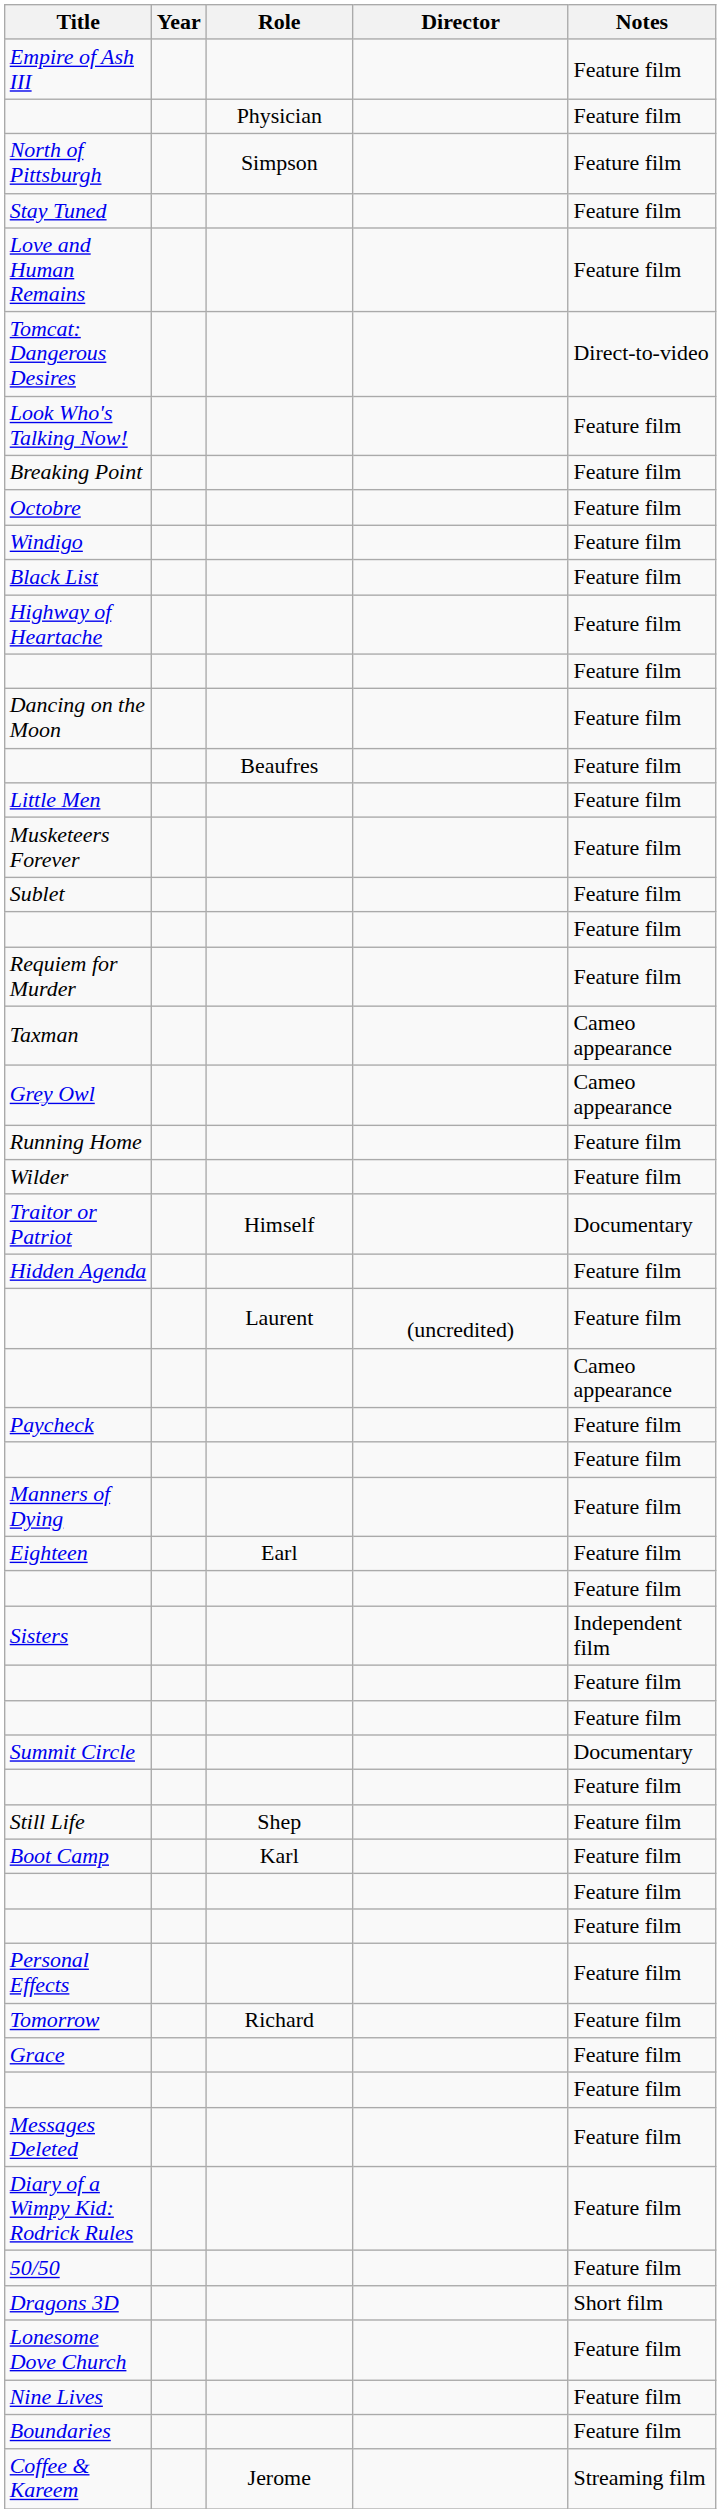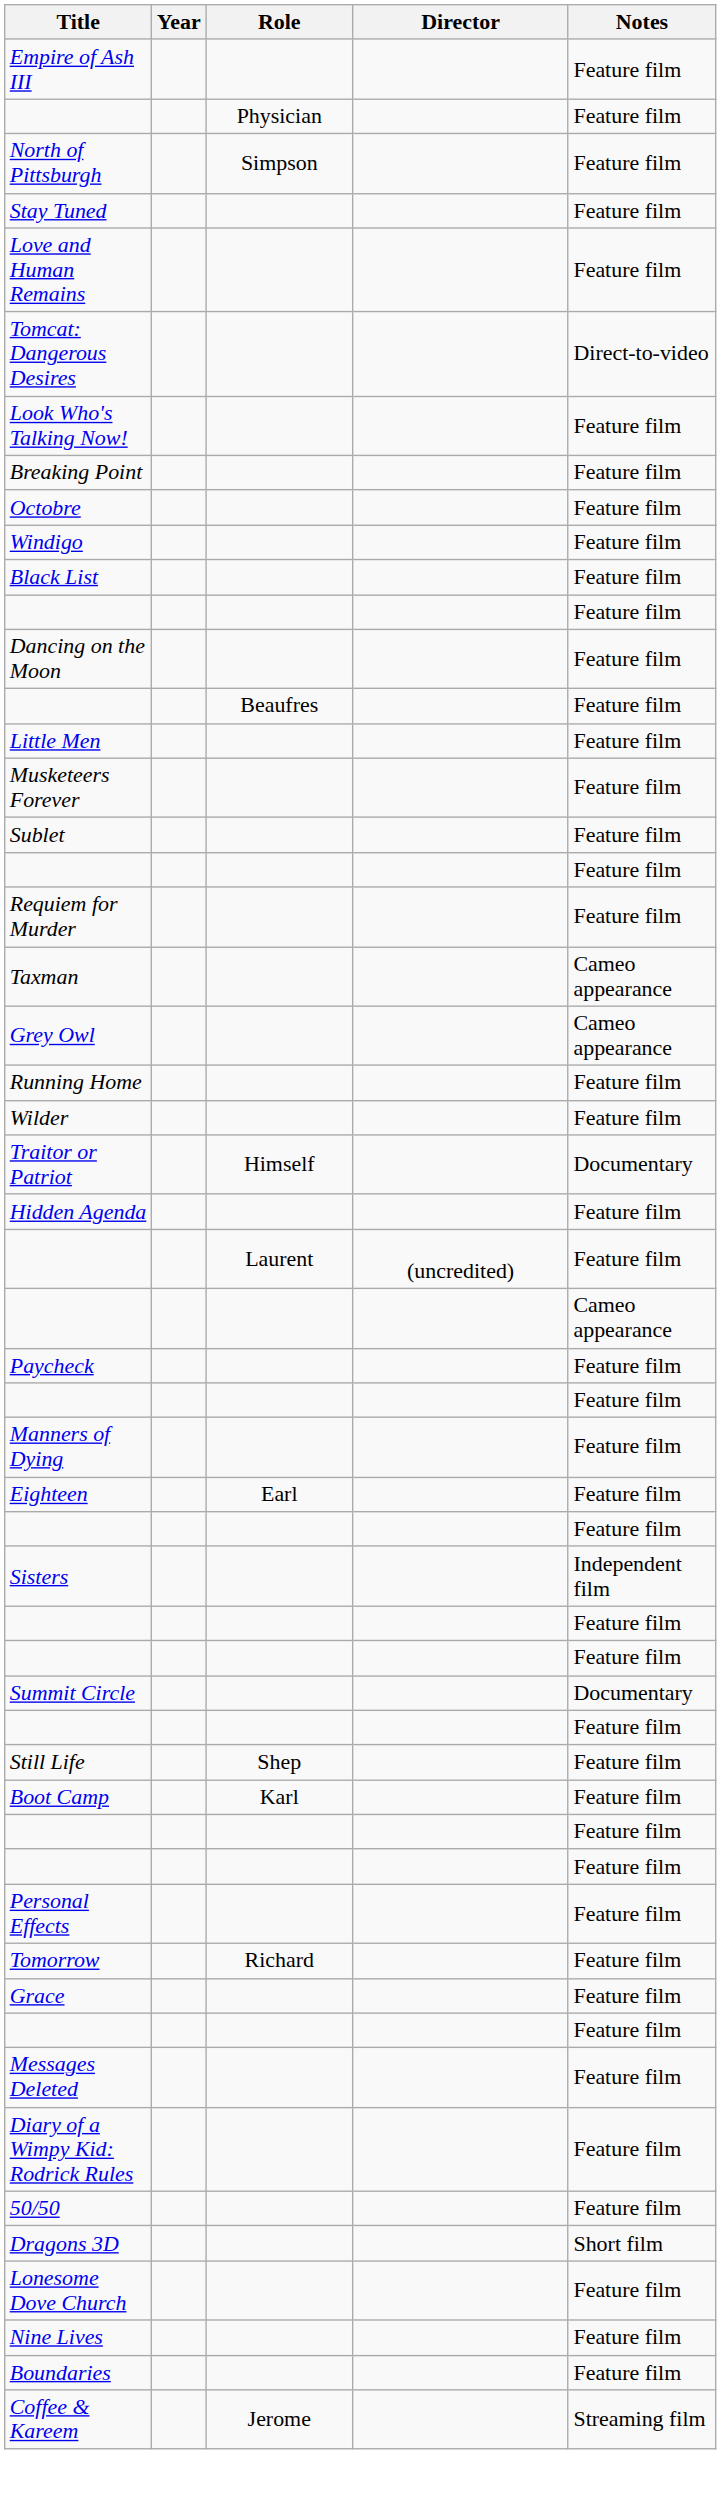- row: (61, 623)
